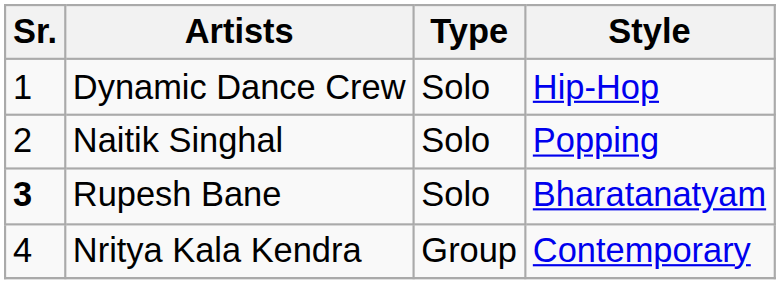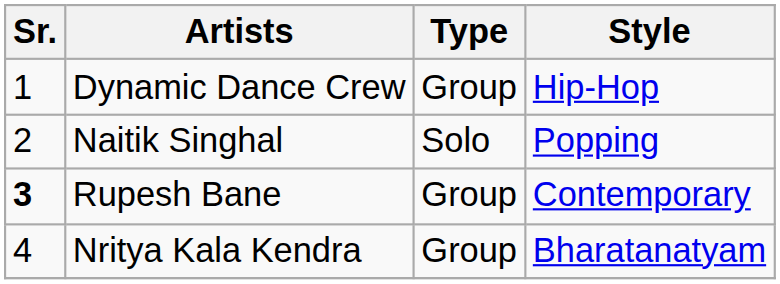(456, 86) Solo -> (469, 86) Group
(456, 195) Solo -> (469, 195) Group
(649, 195) Bharatanatyam -> (642, 195) Contemporary
(642, 250) Contemporary -> (649, 250) Bharatanatyam
